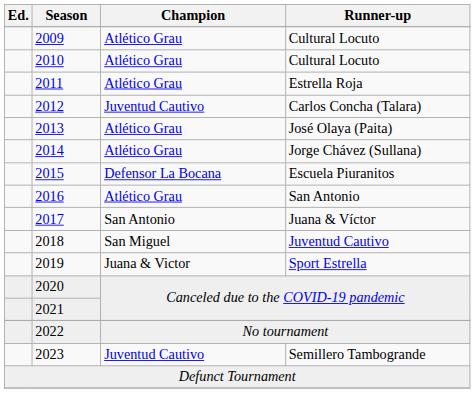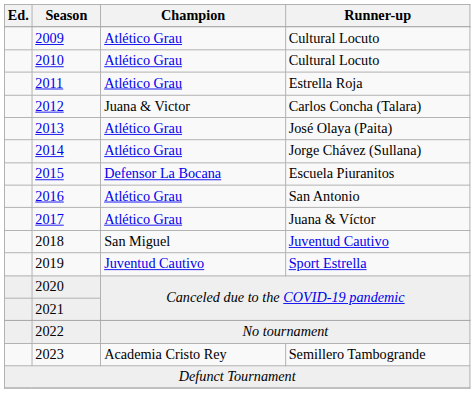(154, 106) Juventud Cautivo -> (147, 106) Juana & Victor
(140, 219) San Antonio -> (143, 219) Atlético Grau
(147, 264) Juana & Victor -> (154, 264) Juventud Cautivo
(154, 354) Juventud Cautivo -> (165, 354) Academia Cristo Rey
